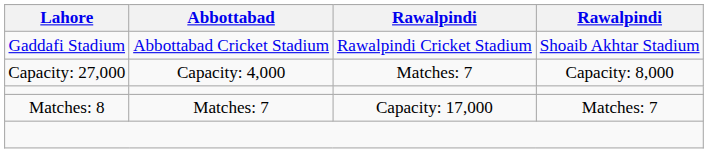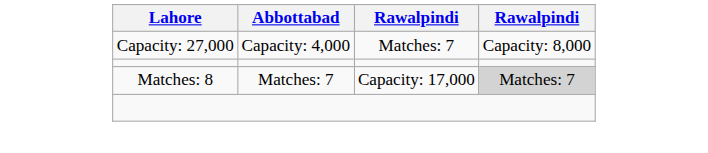- row: (67, 45)
(620, 107) no background -> (537, 80) lightgrey background
